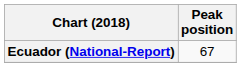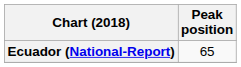(207, 51) 67 -> (207, 51) 65
